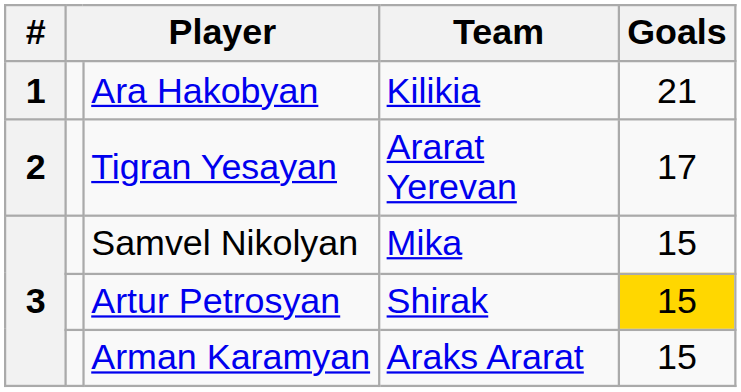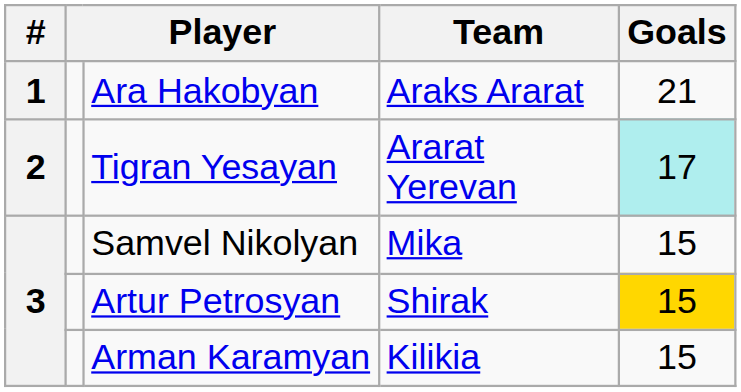(433, 89) Kilikia -> (485, 89) Araks Ararat
(677, 166) no background -> (677, 166) paleturquoise background
(485, 357) Araks Ararat -> (433, 357) Kilikia
